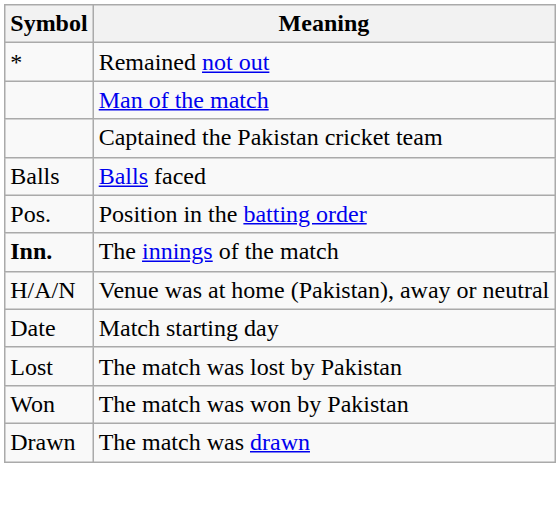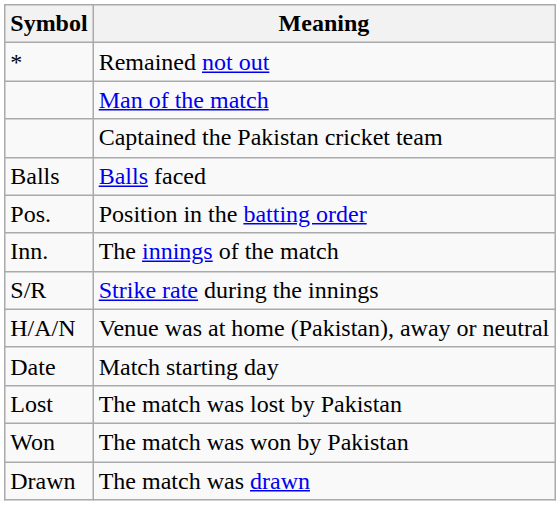(31, 251) bold -> (29, 251) normal
+ row: (239, 289)
